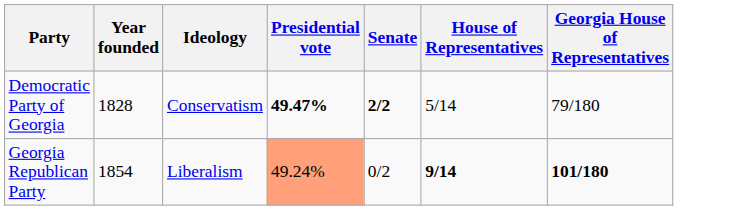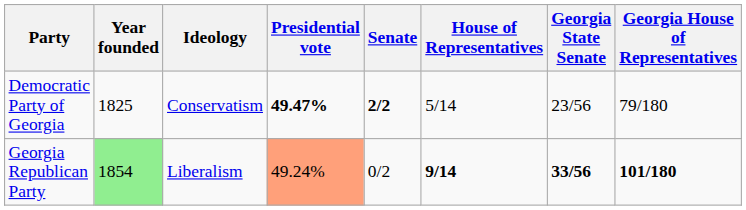+ column: (581, 37)
(115, 104) 1828 -> (115, 104) 1825
(115, 171) no background -> (115, 171) lightgreen background
